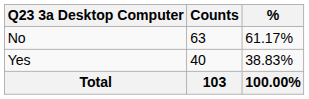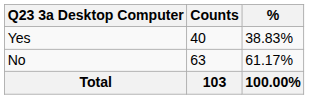rows swapped: (19, 60) <-> (17, 37)
